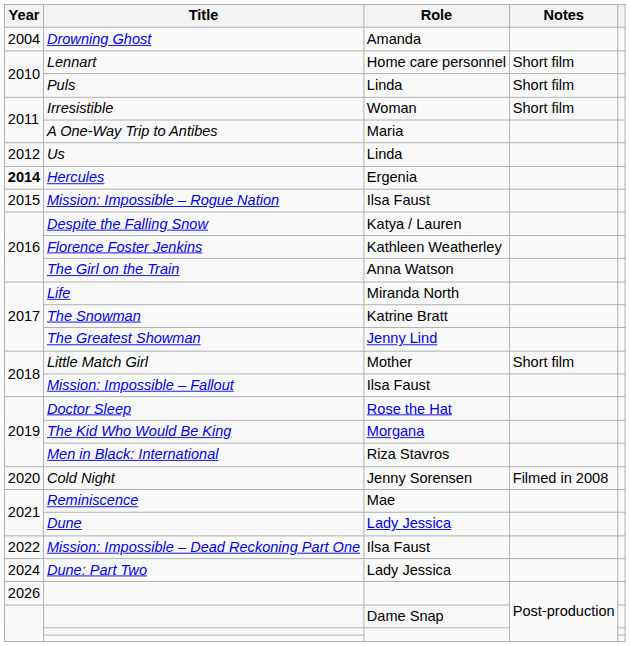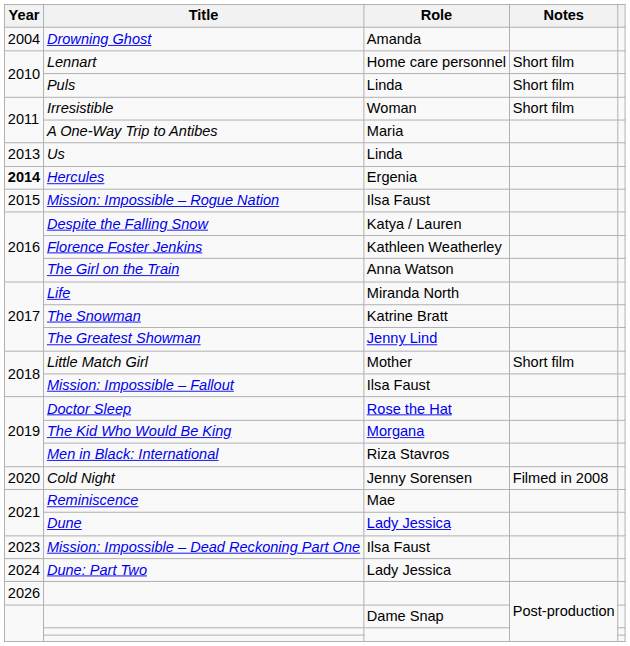(24, 154) 2012 -> (24, 154) 2013
(24, 547) 2022 -> (24, 547) 2023
